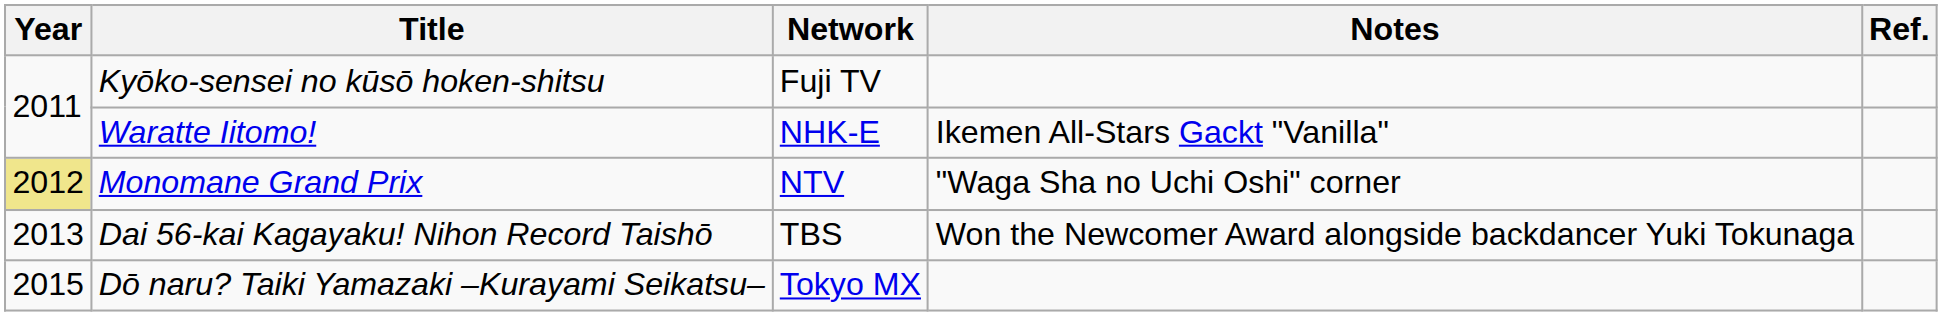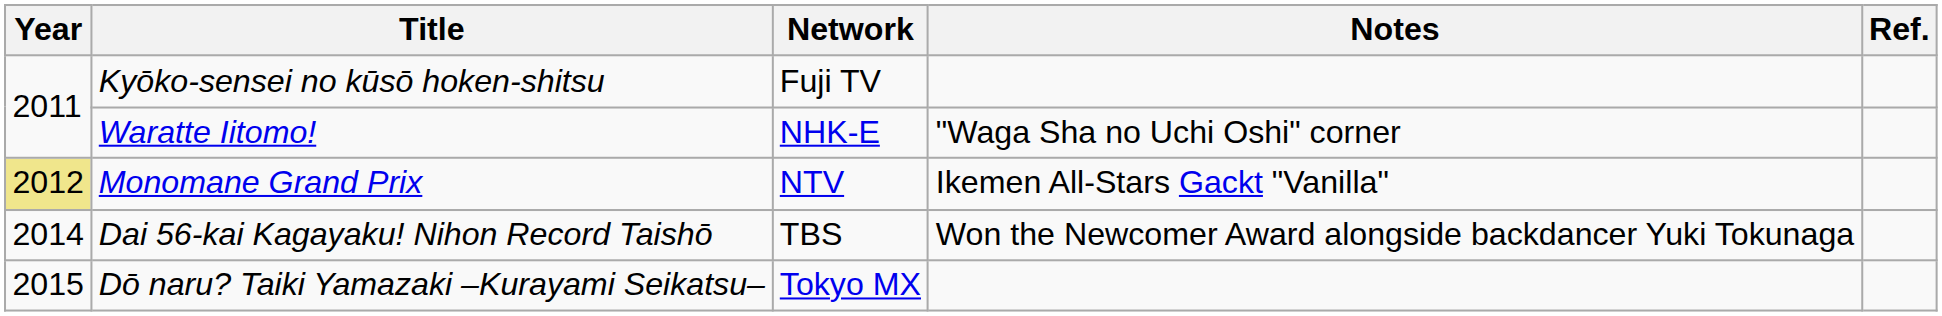(1162, 132) Ikemen All-Stars Gackt "Vanilla" -> (1168, 132) "Waga Sha no Uchi Oshi" corner
(1168, 183) "Waga Sha no Uchi Oshi" corner -> (1162, 183) Ikemen All-Stars Gackt "Vanilla"
(48, 234) 2013 -> (48, 234) 2014
